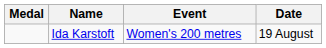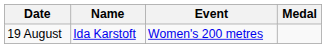columns swapped: (27, 14) <-> (289, 14)
